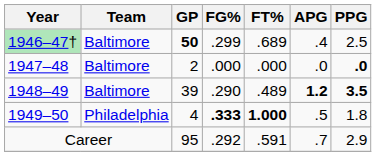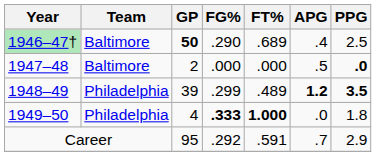(226, 42) .299 -> (226, 42) .290
(321, 66) .0 -> (321, 66) .5
(117, 91) Baltimore -> (126, 91) Philadelphia
(226, 91) .290 -> (226, 91) .299
(321, 115) .5 -> (321, 115) .0
